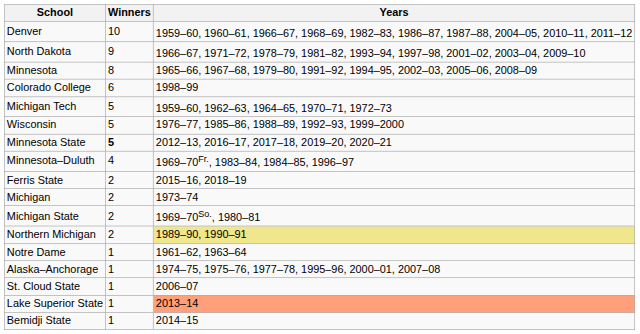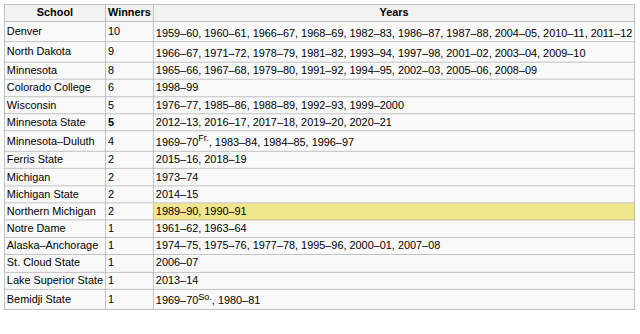- row: (42, 106)
(208, 216) 1969–70So., 1980–81 -> (177, 194) 2014–15
(177, 303) lightsalmon background -> (177, 280) no background
(177, 321) 2014–15 -> (208, 299) 1969–70So., 1980–81
